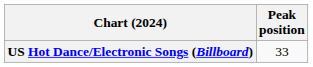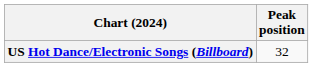(282, 51) 33 -> (282, 51) 32
